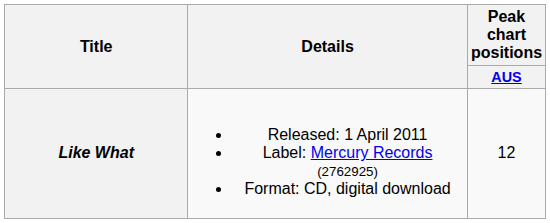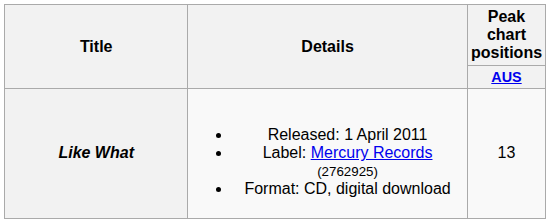(506, 153) 12 -> (506, 153) 13
